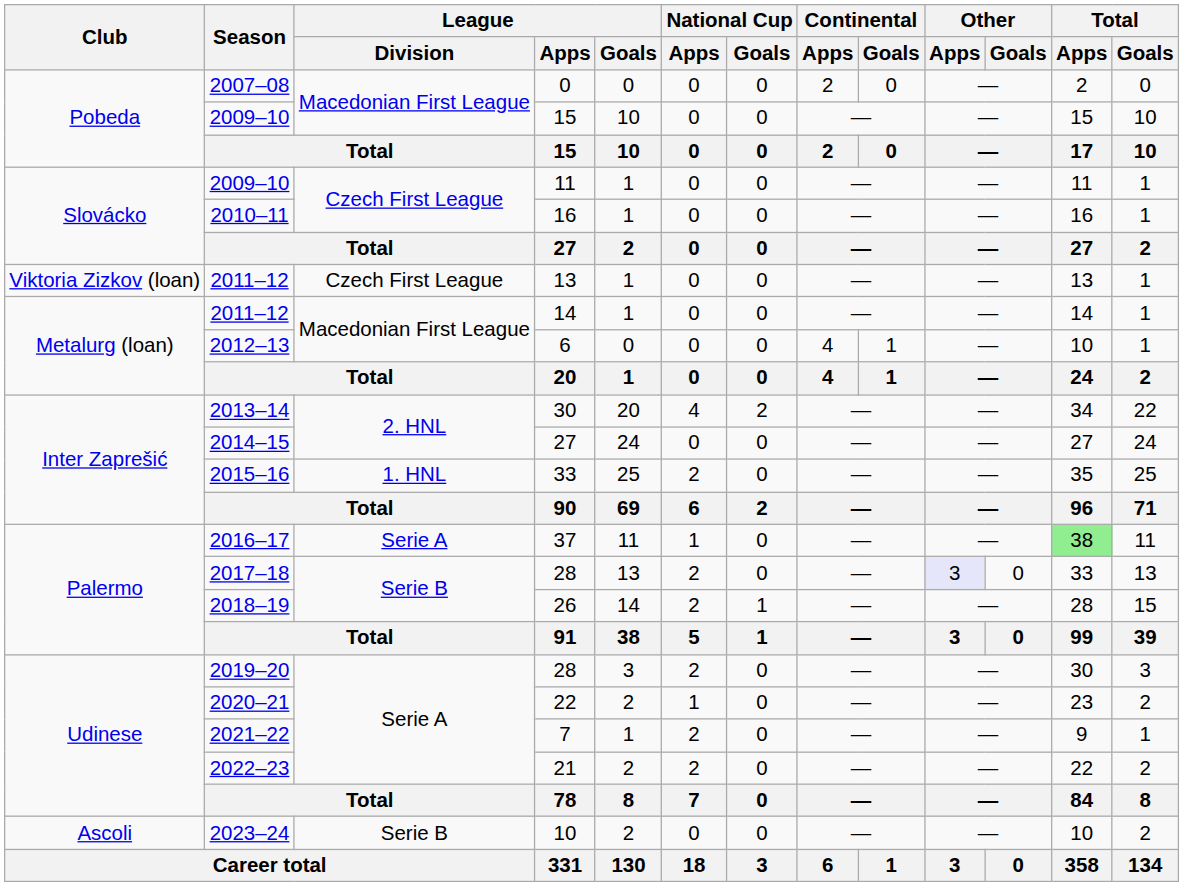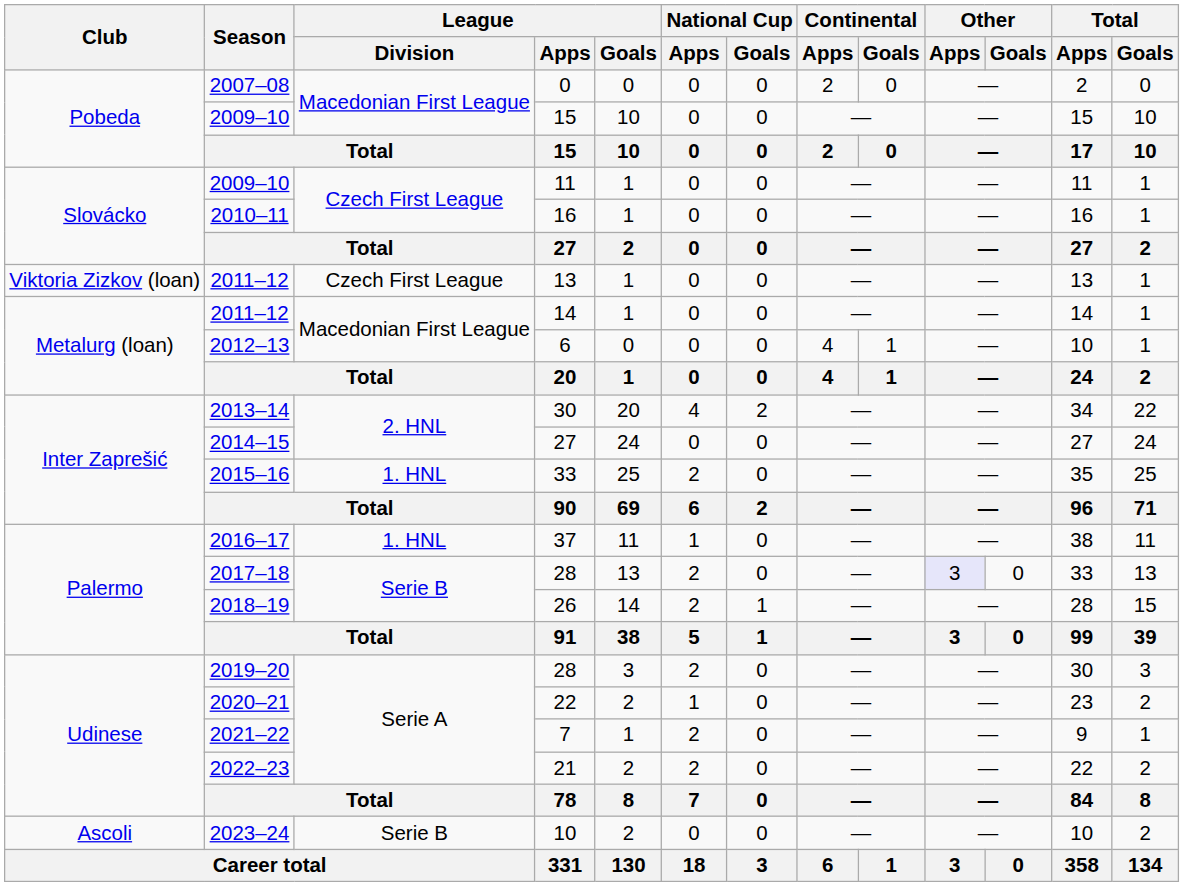(414, 540) Serie A -> (414, 540) 1. HNL
(1082, 540) lightgreen background -> (1082, 540) no background
